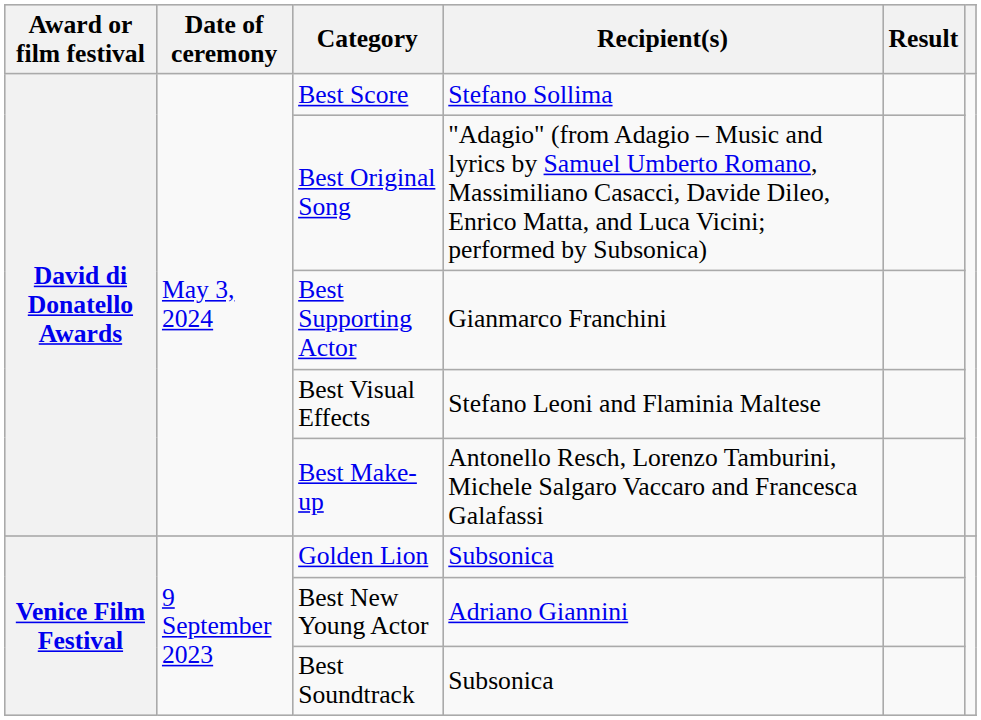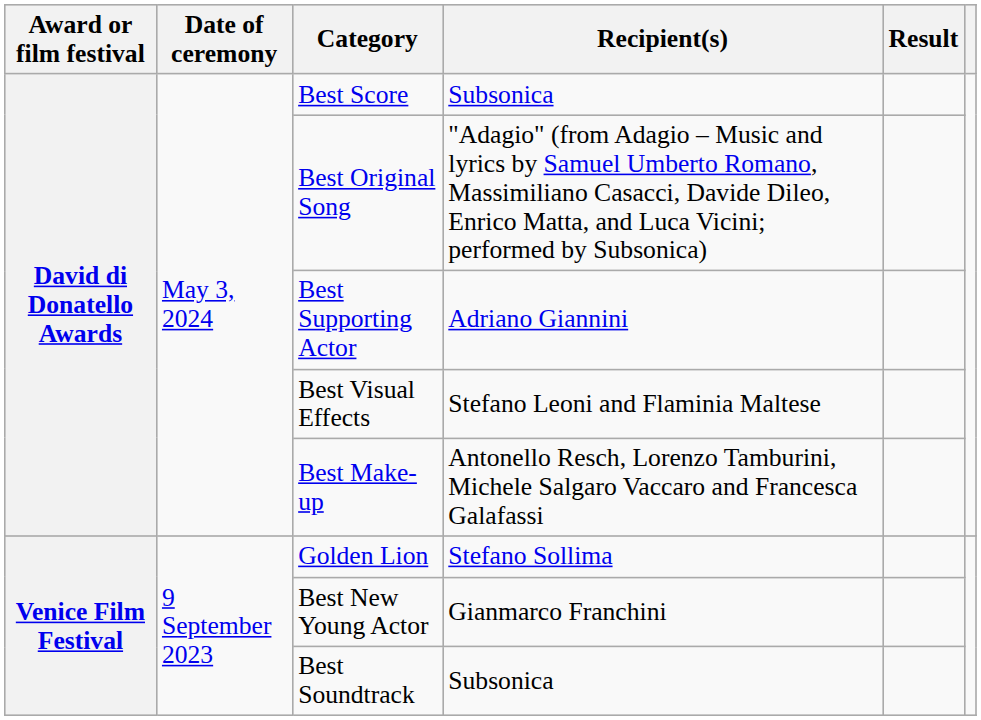(530, 94) Stefano Sollima -> (501, 94) Subsonica
(557, 319) Gianmarco Franchini -> (538, 319) Adriano Giannini
(501, 556) Subsonica -> (530, 556) Stefano Sollima
(538, 611) Adriano Giannini -> (557, 611) Gianmarco Franchini
